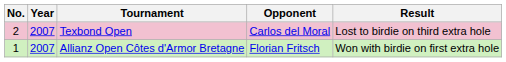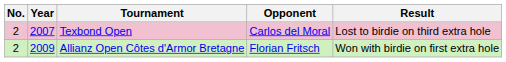(16, 48) 1 -> (16, 48) 2
(42, 48) 2007 -> (42, 48) 2009
